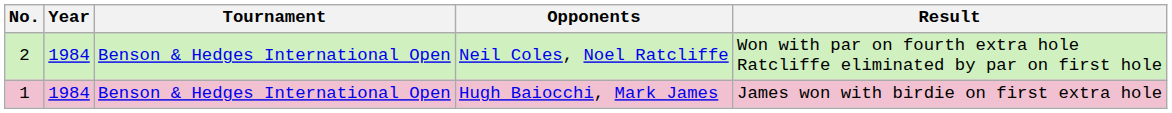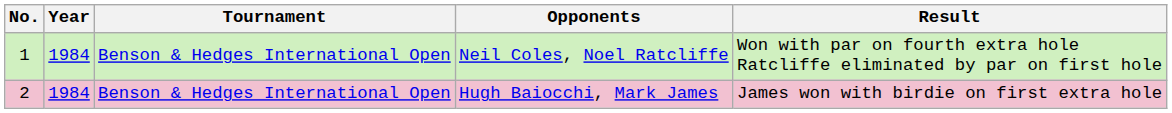(24, 57) 2 -> (24, 57) 1
(24, 94) 1 -> (24, 94) 2
